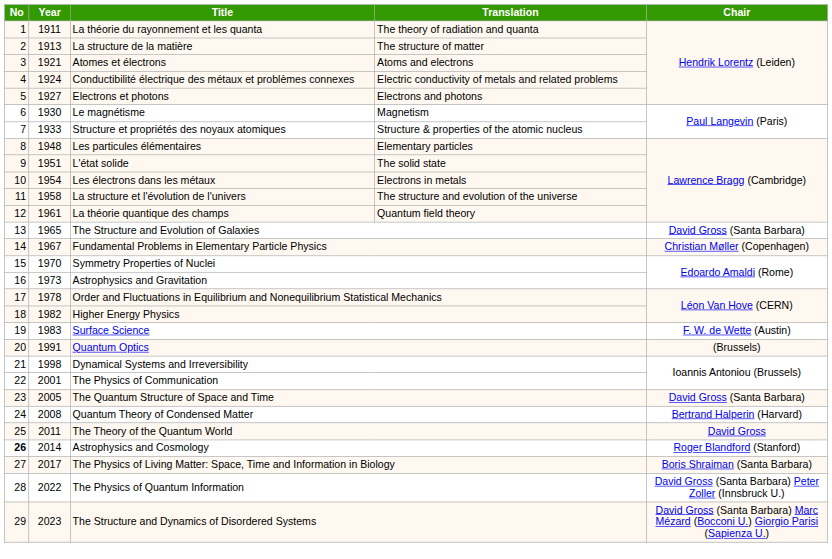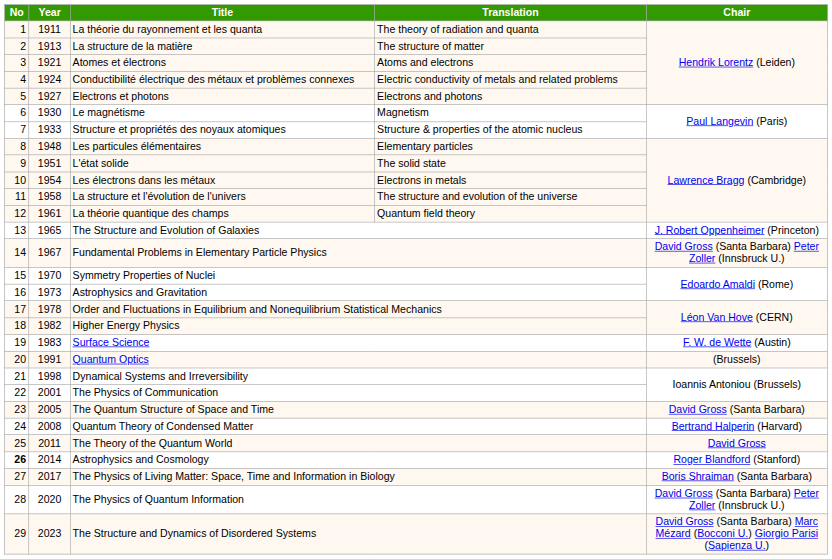(737, 230) David Gross (Santa Barbara) -> (737, 230) J. Robert Oppenheimer (Princeton)
(737, 247) Christian Møller (Copenhagen) -> (737, 253) David Gross (Santa Barbara) Peter Zoller (Innsbruck U.)
(50, 487) 2022 -> (50, 499) 2020
